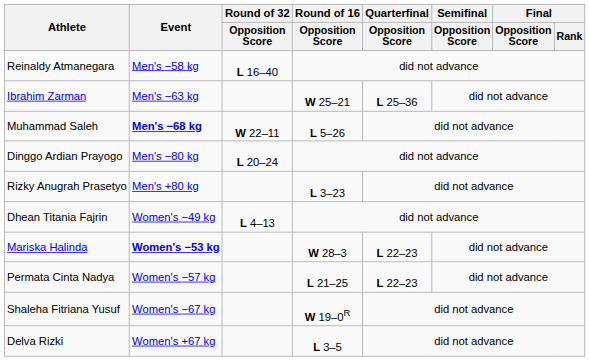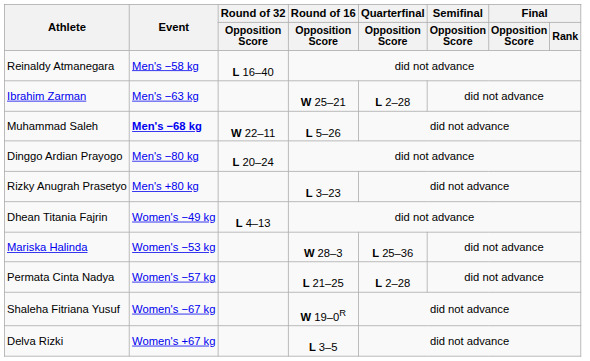(397, 103) L 25–36 -> (393, 103) L 2–28
(176, 247) bold -> (174, 247) normal
(397, 254) L 22–23 -> (393, 254) L 25–36
(397, 284) L 22–23 -> (393, 284) L 2–28
